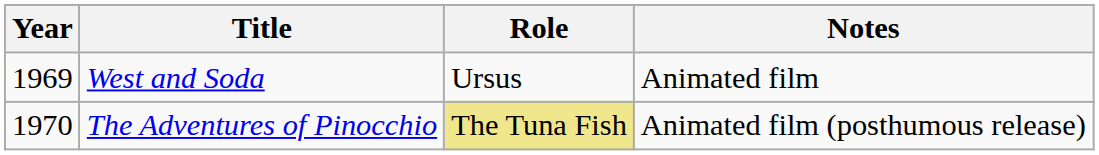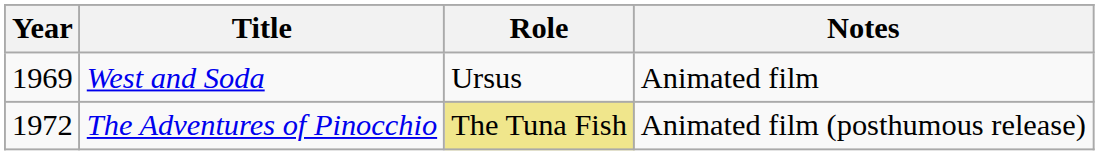(42, 125) 1970 -> (42, 125) 1972
